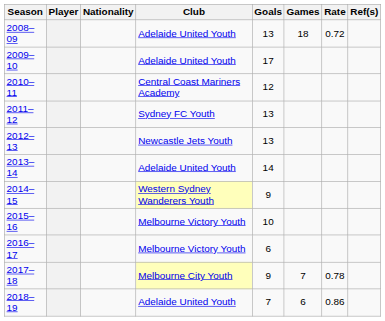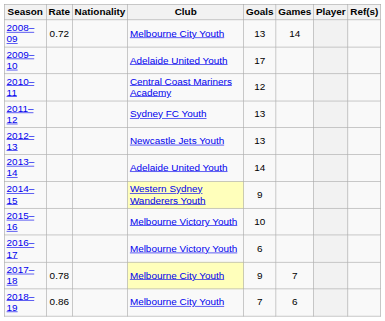columns swapped: (63, 12) <-> (335, 12)
(187, 33) Adelaide United Youth -> (177, 33) Melbourne City Youth
(303, 33) 18 -> (295, 33) 14
(187, 302) Adelaide United Youth -> (177, 302) Melbourne City Youth
